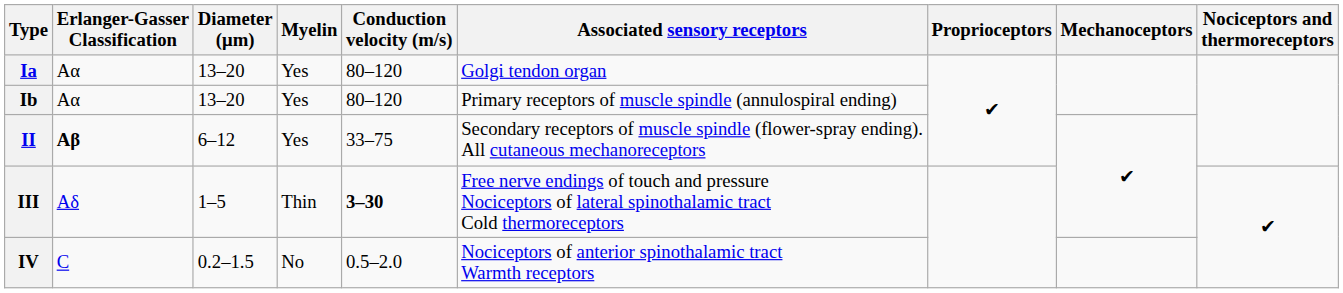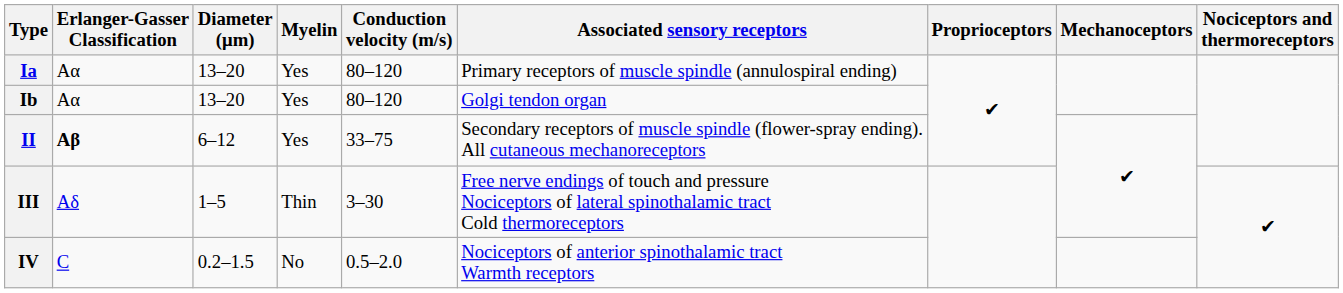(534, 70) Golgi tendon organ -> (679, 70) Primary receptors of muscle spindle (annulospiral ending)
(679, 99) Primary receptors of muscle spindle (annulospiral ending) -> (534, 99) Golgi tendon organ
(365, 201) bold -> (365, 201) normal
